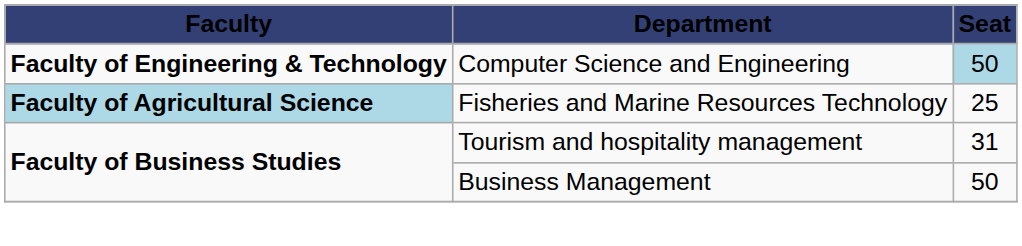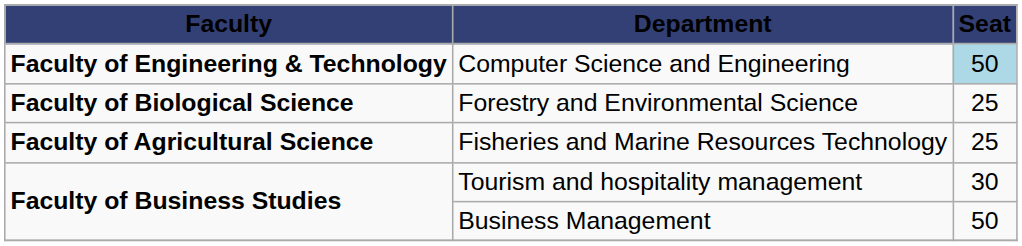+ row: (658, 102)
(192, 102) lightblue background -> (192, 142) no background
(985, 142) 31 -> (985, 181) 30
